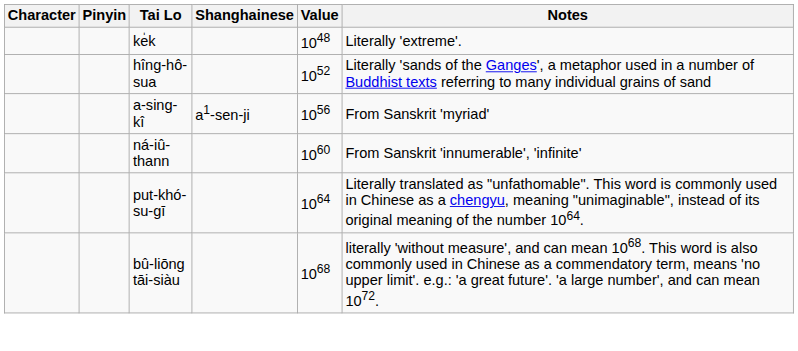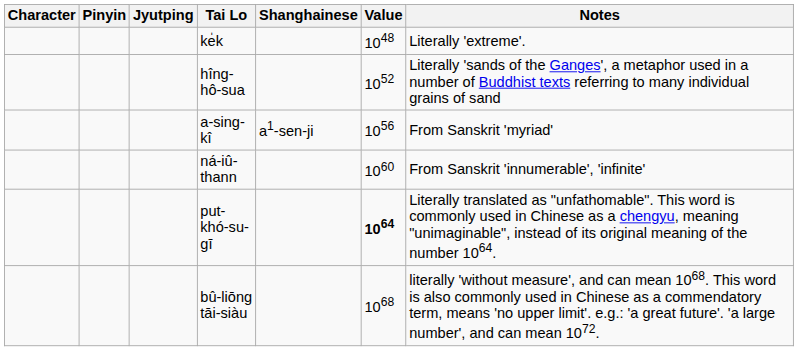+ column: (163, 16)
(315, 202) normal -> (379, 227) bold
